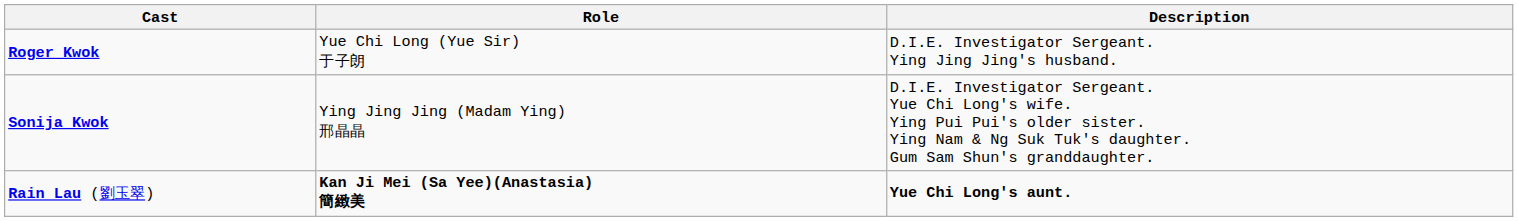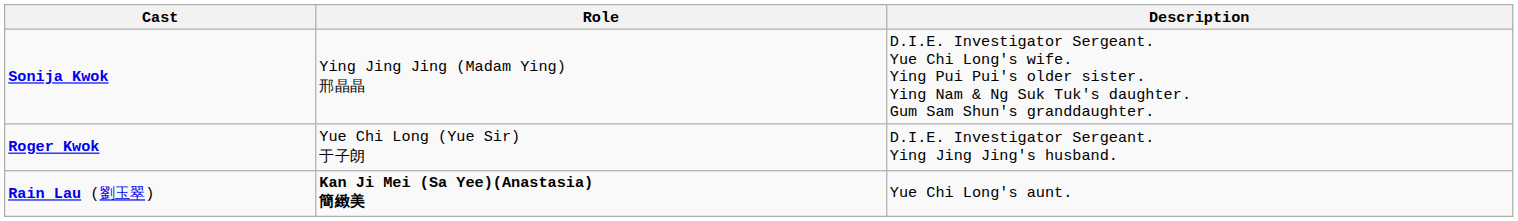rows swapped: (54, 52) <-> (58, 123)
(981, 193) bold -> (981, 193) normal
